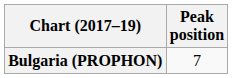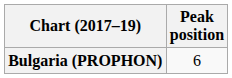(197, 60) 7 -> (197, 60) 6
